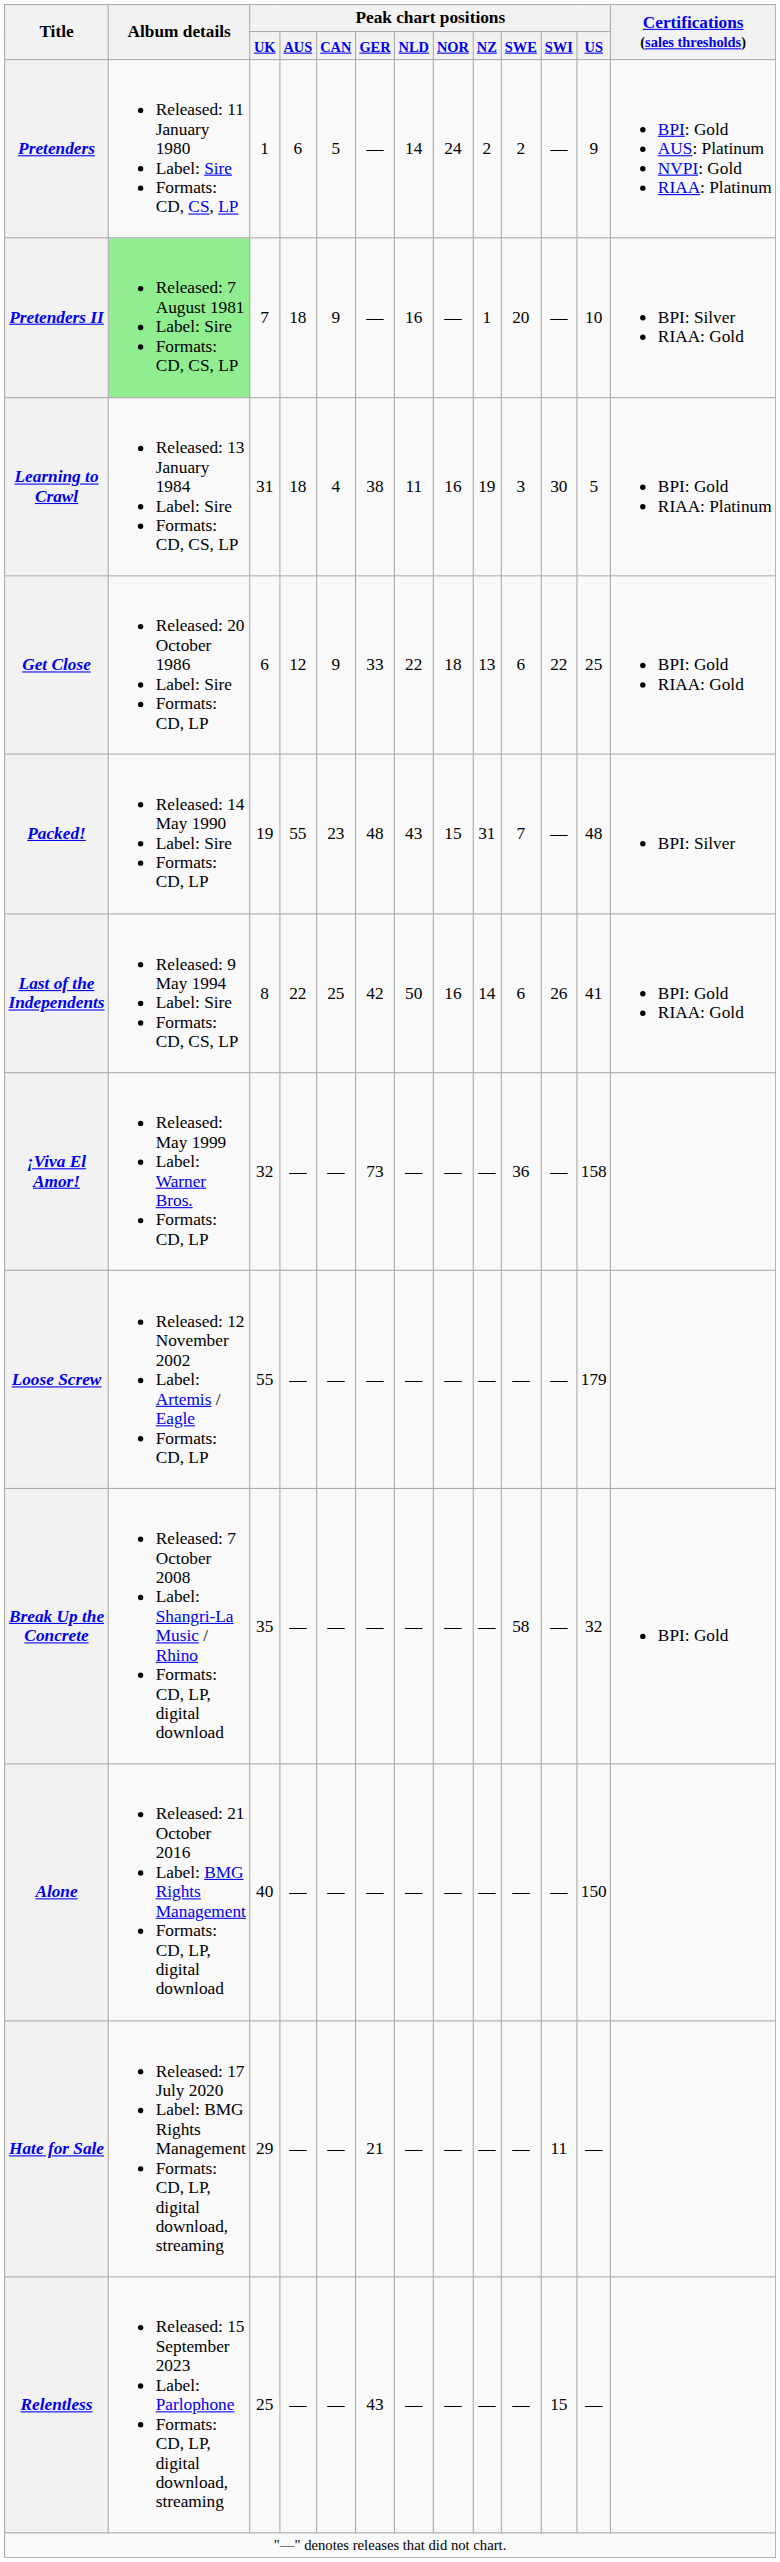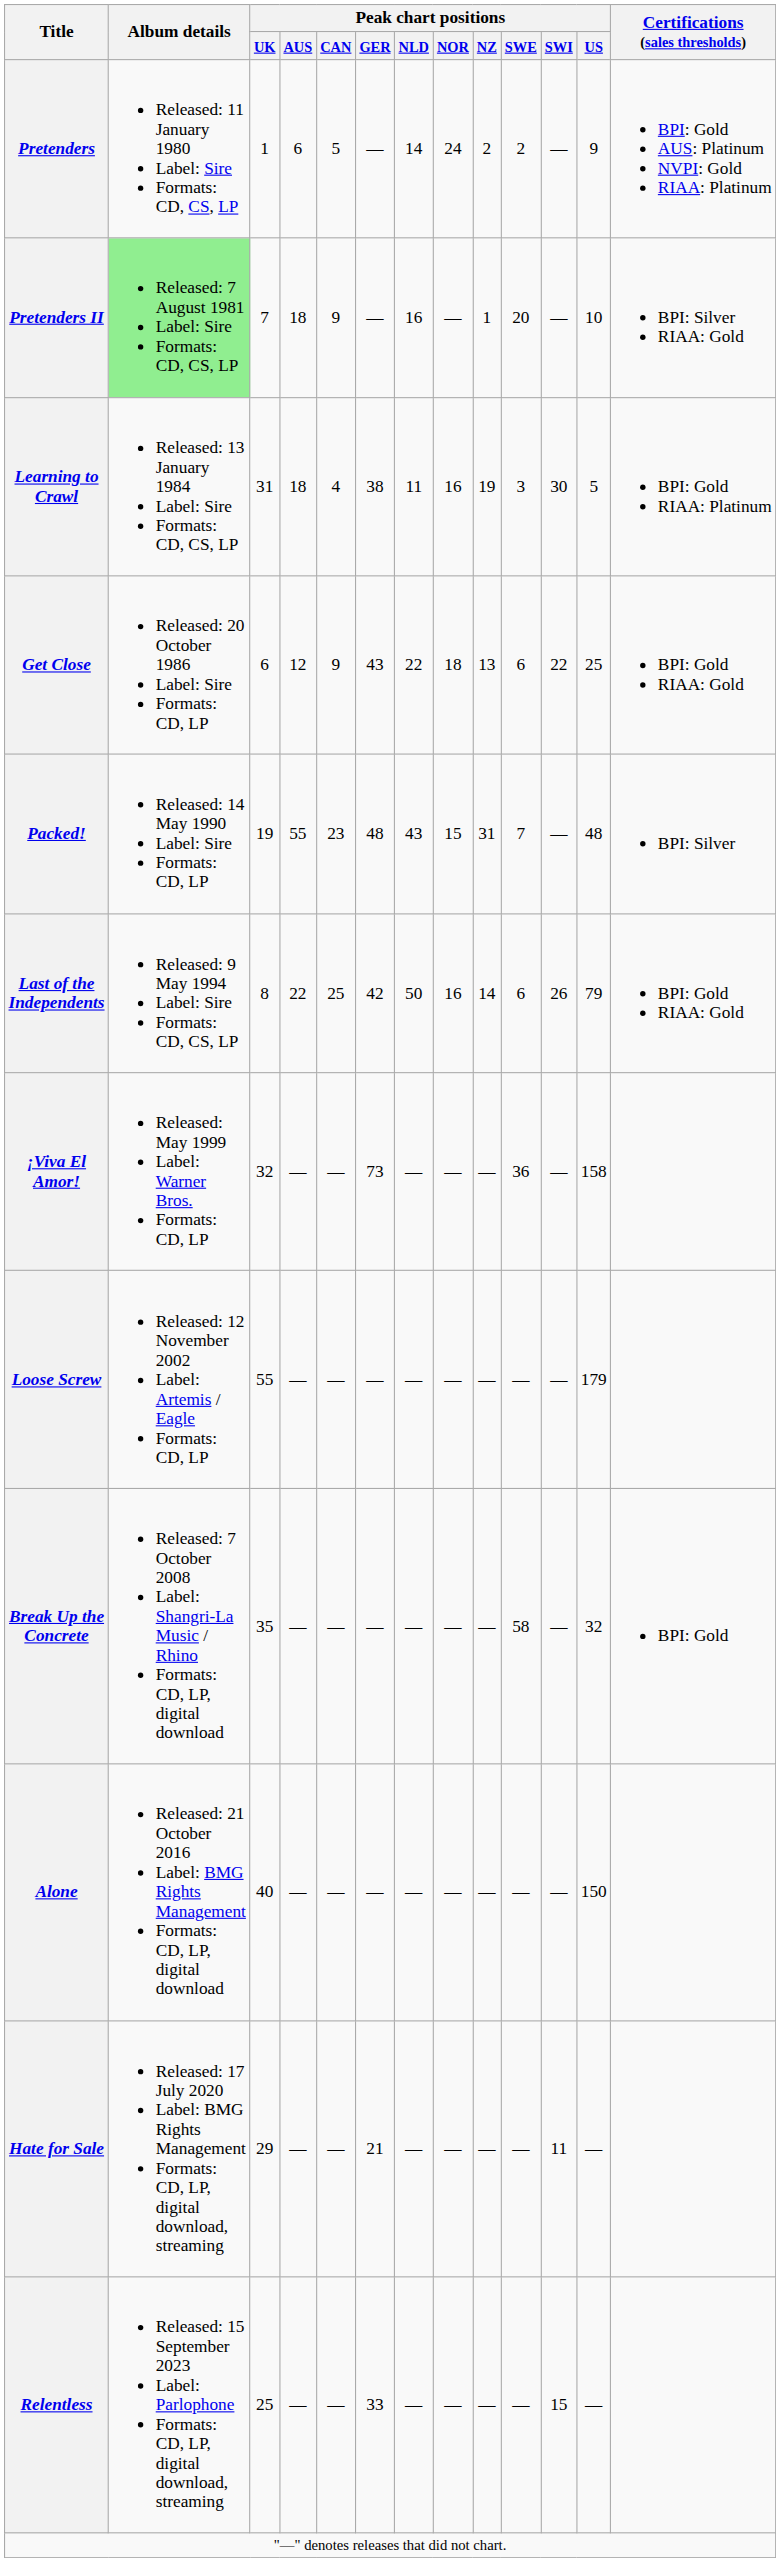(375, 664) 33 -> (375, 664) 43
(594, 993) 41 -> (594, 993) 79
(375, 2404) 43 -> (375, 2404) 33
